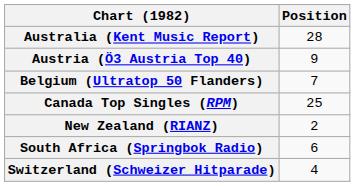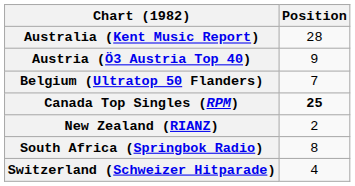(314, 104) normal -> (314, 104) bold
(314, 148) 6 -> (314, 148) 8
